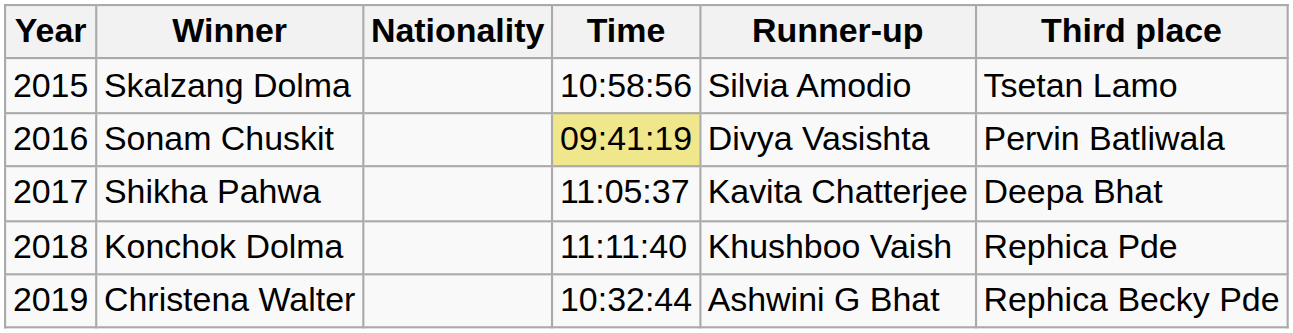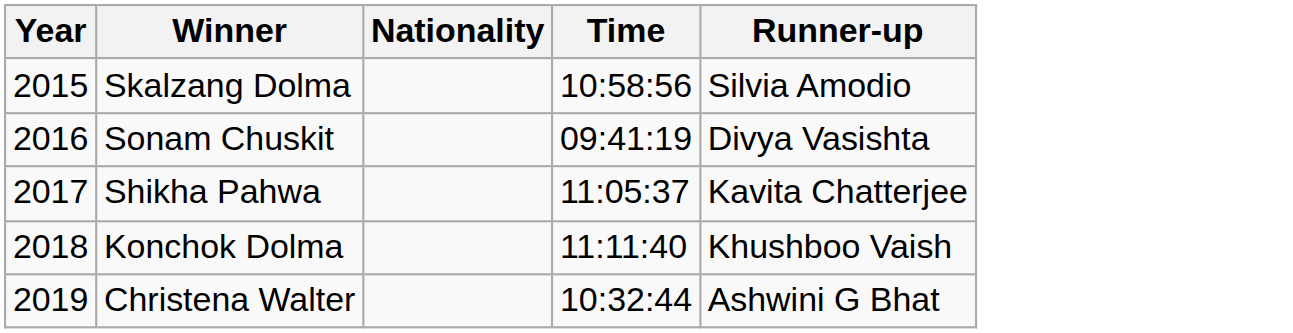- column: (1132, 31)
(626, 138) khaki background -> (626, 138) no background
